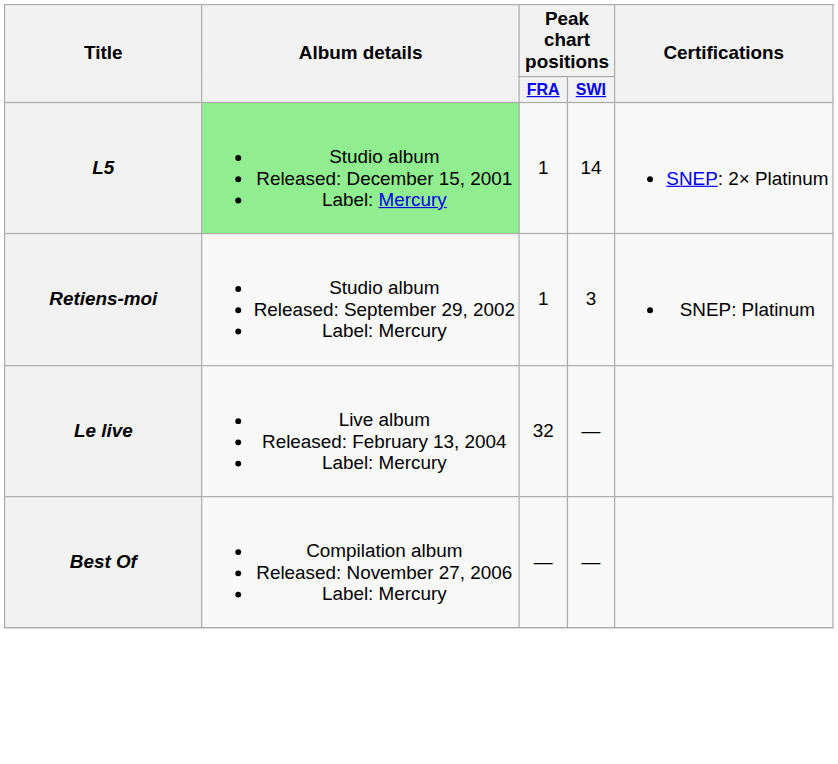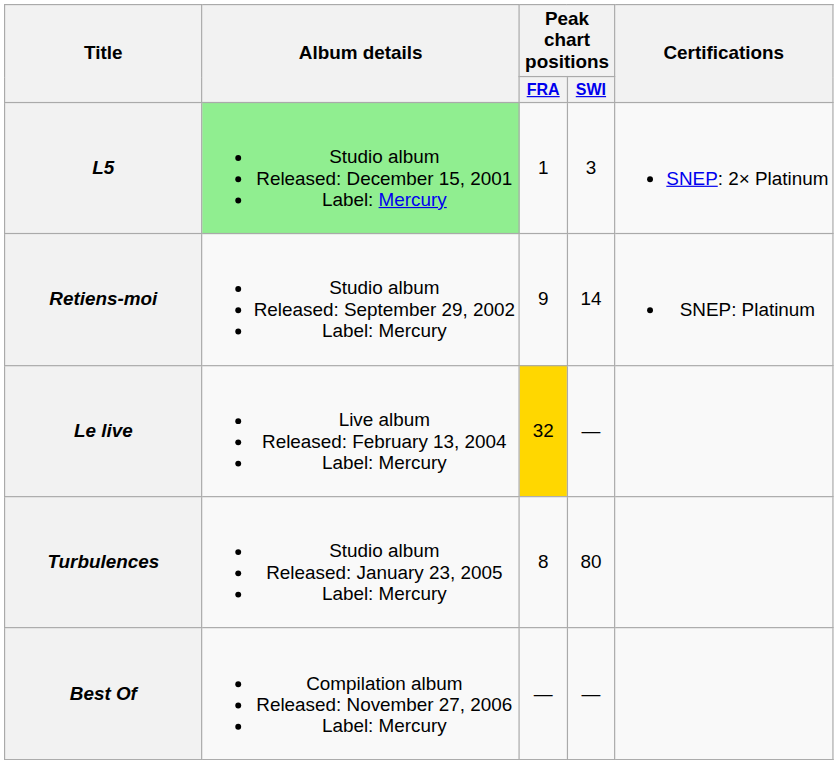(591, 167) 14 -> (591, 167) 3
(543, 299) 1 -> (543, 299) 9
(591, 299) 3 -> (591, 299) 14
(543, 430) no background -> (543, 430) gold background
+ row: (103, 562)
